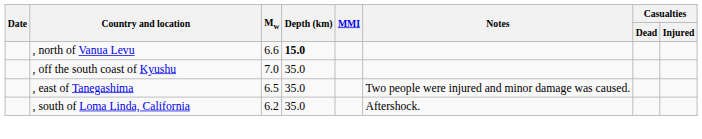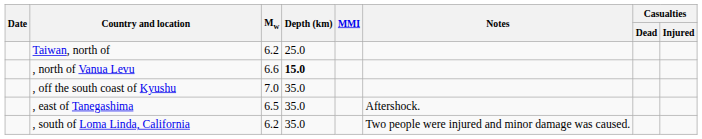+ row: (71, 50)
(498, 87) Two people were injured and minor damage was caused. -> (393, 106) Aftershock.
(393, 106) Aftershock. -> (498, 124) Two people were injured and minor damage was caused.
